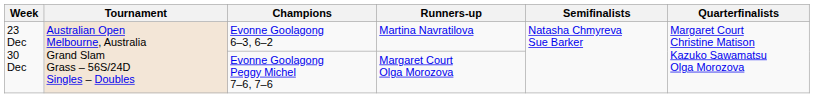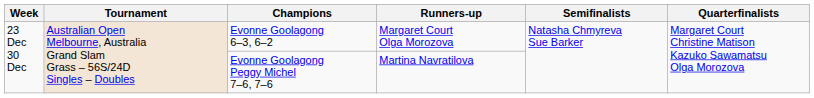(426, 31) Martina Navratilova -> (416, 37) Margaret Court Olga Morozova
(416, 66) Margaret Court Olga Morozova -> (426, 60) Martina Navratilova
